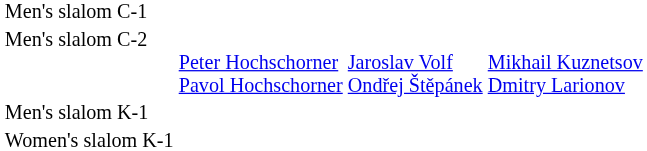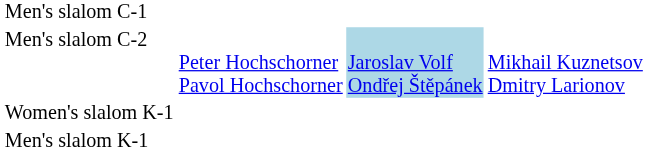(415, 73) no background -> (415, 73) lightblue background
rows swapped: (77, 112) <-> (89, 140)
